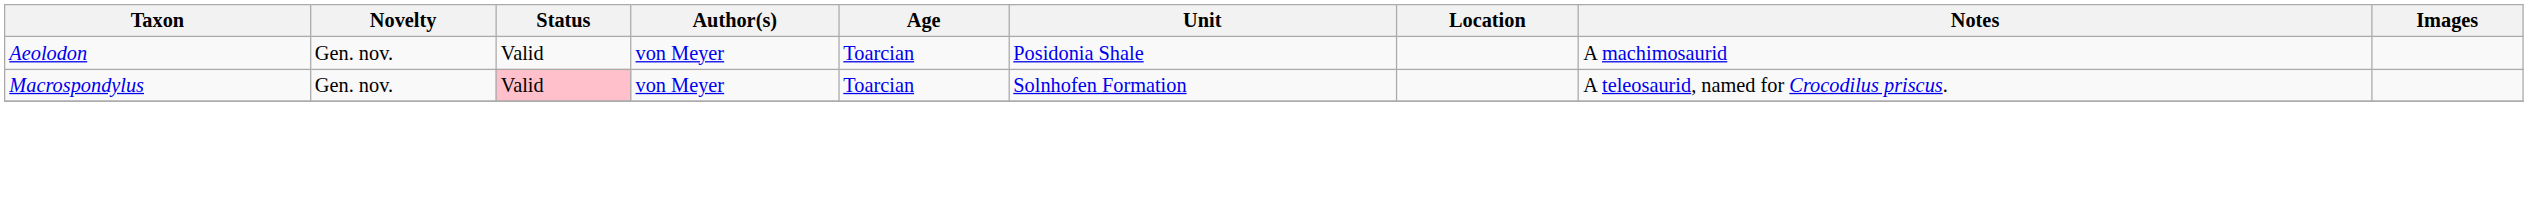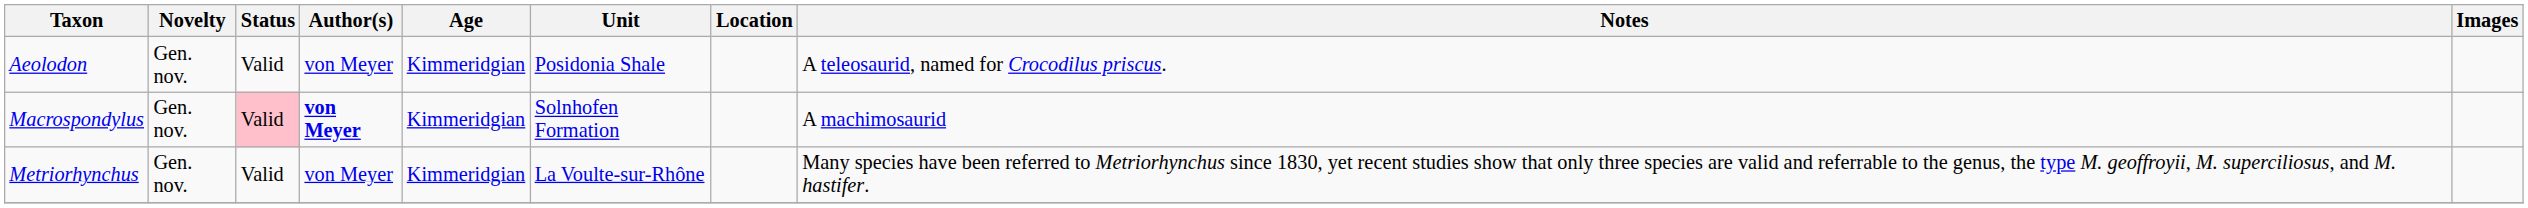(879, 52) Toarcian -> (466, 64) Kimmeridgian
(1655, 52) A machimosaurid -> (984, 64) A teleosaurid, named for Crocodilus priscus.
(680, 85) normal -> (333, 119) bold
(879, 85) Toarcian -> (466, 119) Kimmeridgian
(1766, 85) A teleosaurid, named for Crocodilus priscus. -> (874, 119) A machimosaurid
+ row: (74, 174)
